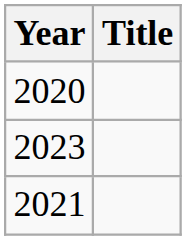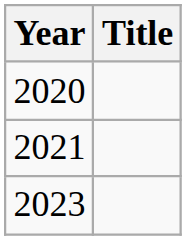rows swapped: (49, 204) <-> (49, 147)
